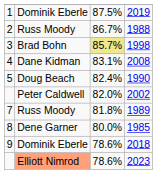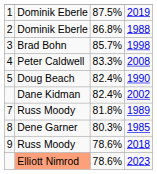(46, 29) Russ Moody -> (53, 29) Dominik Eberle
(107, 29) 86.7% -> (107, 29) 86.8%
(107, 45) khaki background -> (107, 45) no background
(49, 62) Dane Kidman -> (51, 62) Peter Caldwell
(107, 62) 83.1% -> (107, 62) 83.3%
(51, 95) Peter Caldwell -> (49, 95) Dane Kidman
(107, 95) 82.0% -> (107, 95) 82.4%
(107, 128) 80.0% -> (107, 128) 80.3%
(53, 144) Dominik Eberle -> (46, 144) Russ Moody
